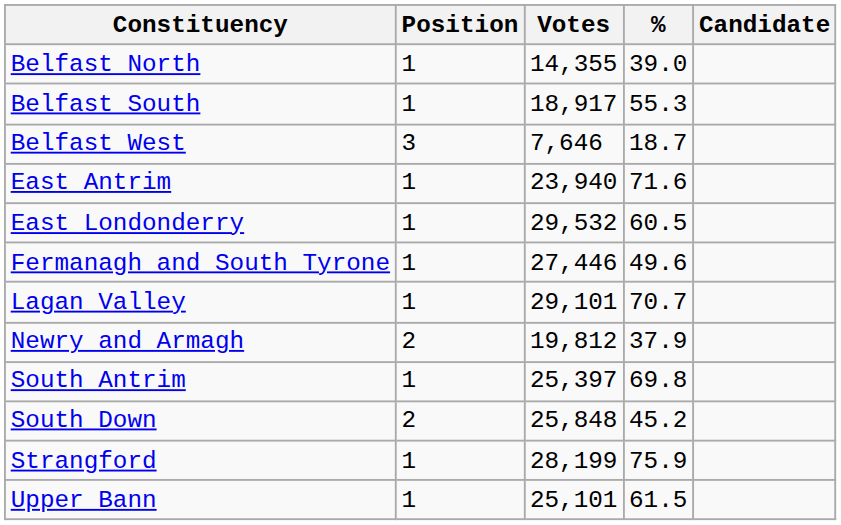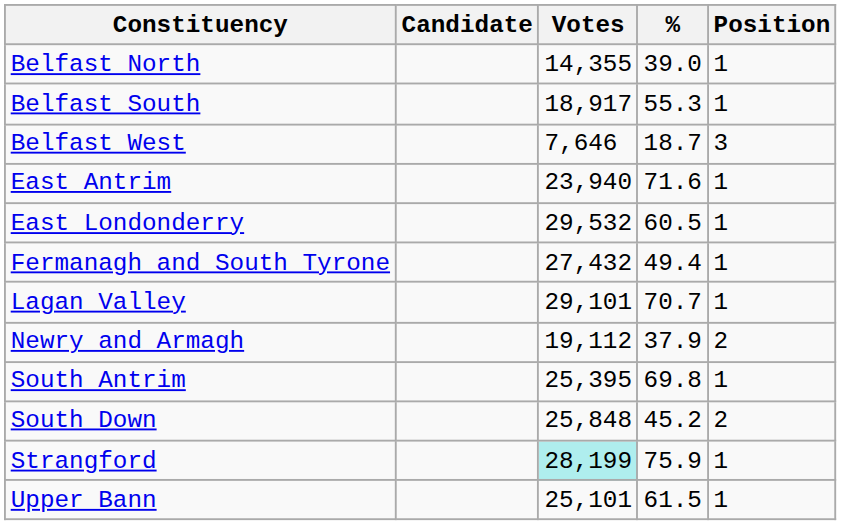columns swapped: (765, 25) <-> (460, 25)
(574, 262) 27,446 -> (588, 262) 27,432
(658, 262) 49.6 -> (673, 262) 49.4
(574, 342) 19,812 -> (588, 342) 19,112
(574, 381) 25,397 -> (588, 381) 25,395
(574, 461) no background -> (588, 461) paleturquoise background
